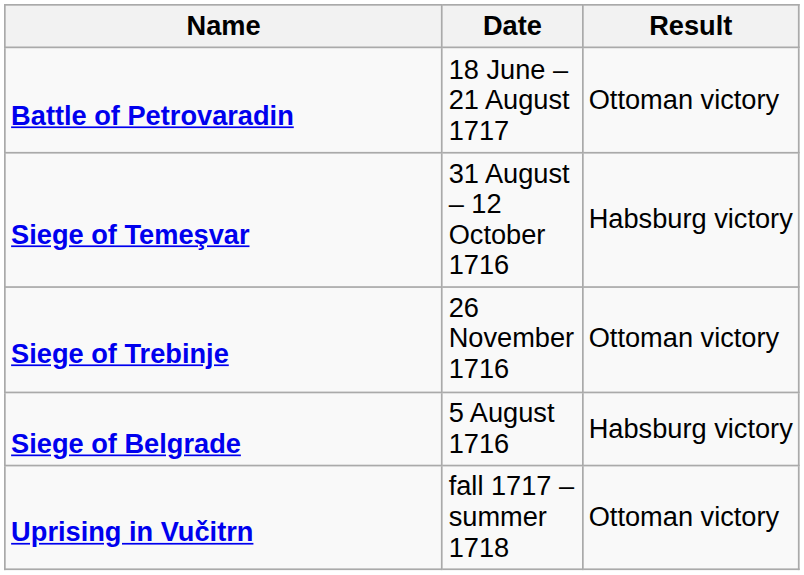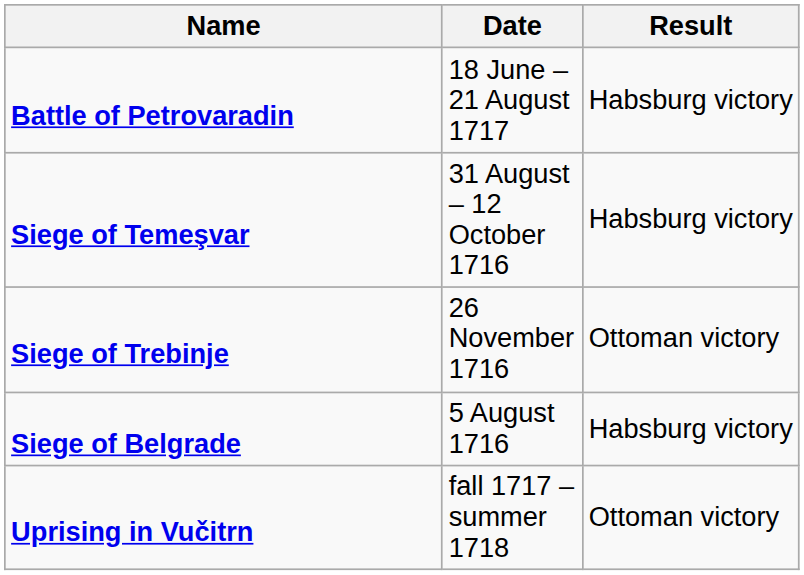(684, 99) Ottoman victory -> (691, 99) Habsburg victory
